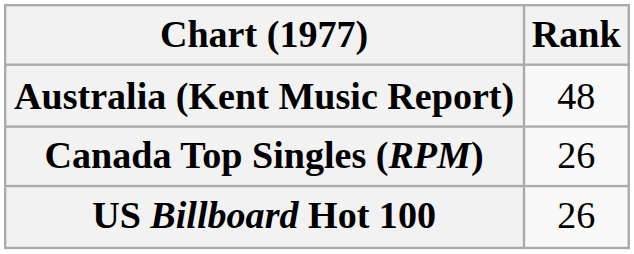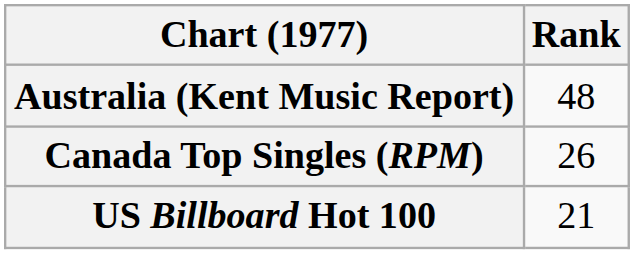(576, 215) 26 -> (576, 215) 21
